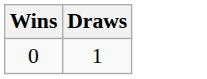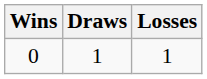+ column: (167, 21)
